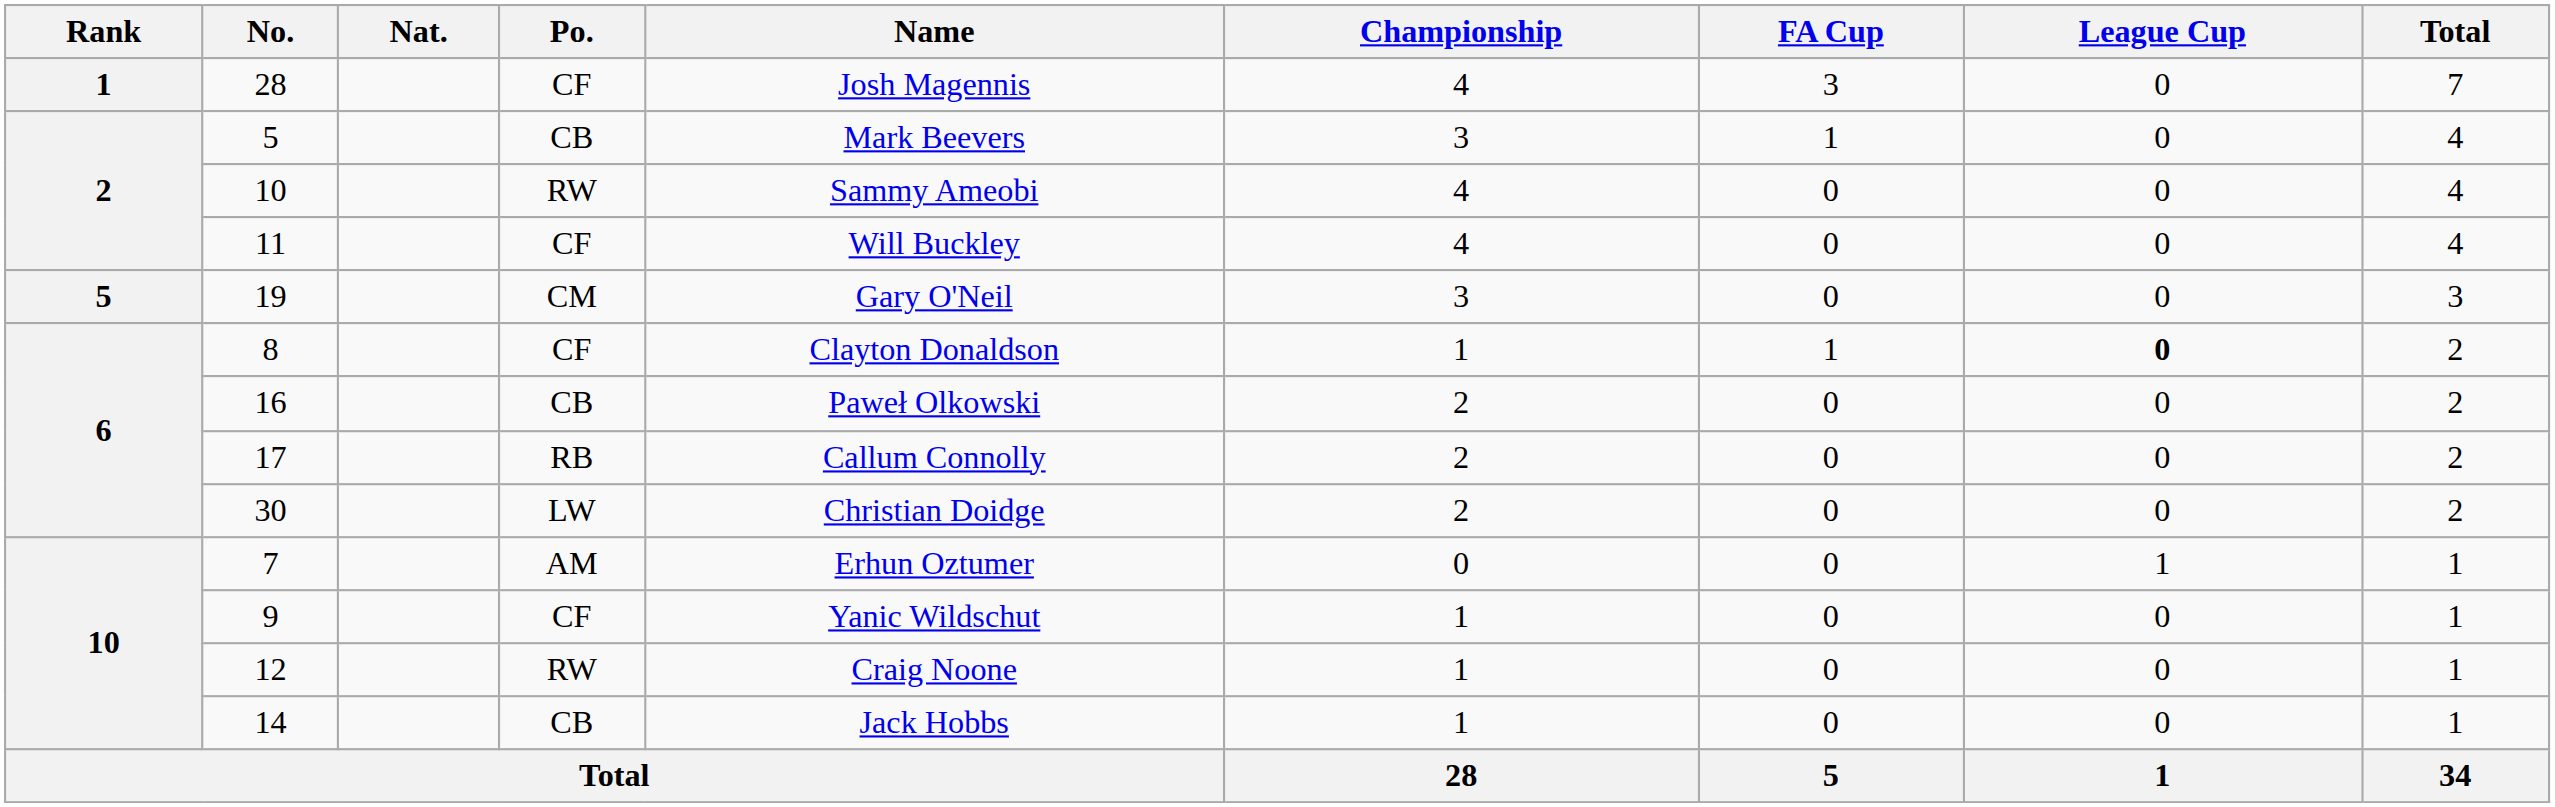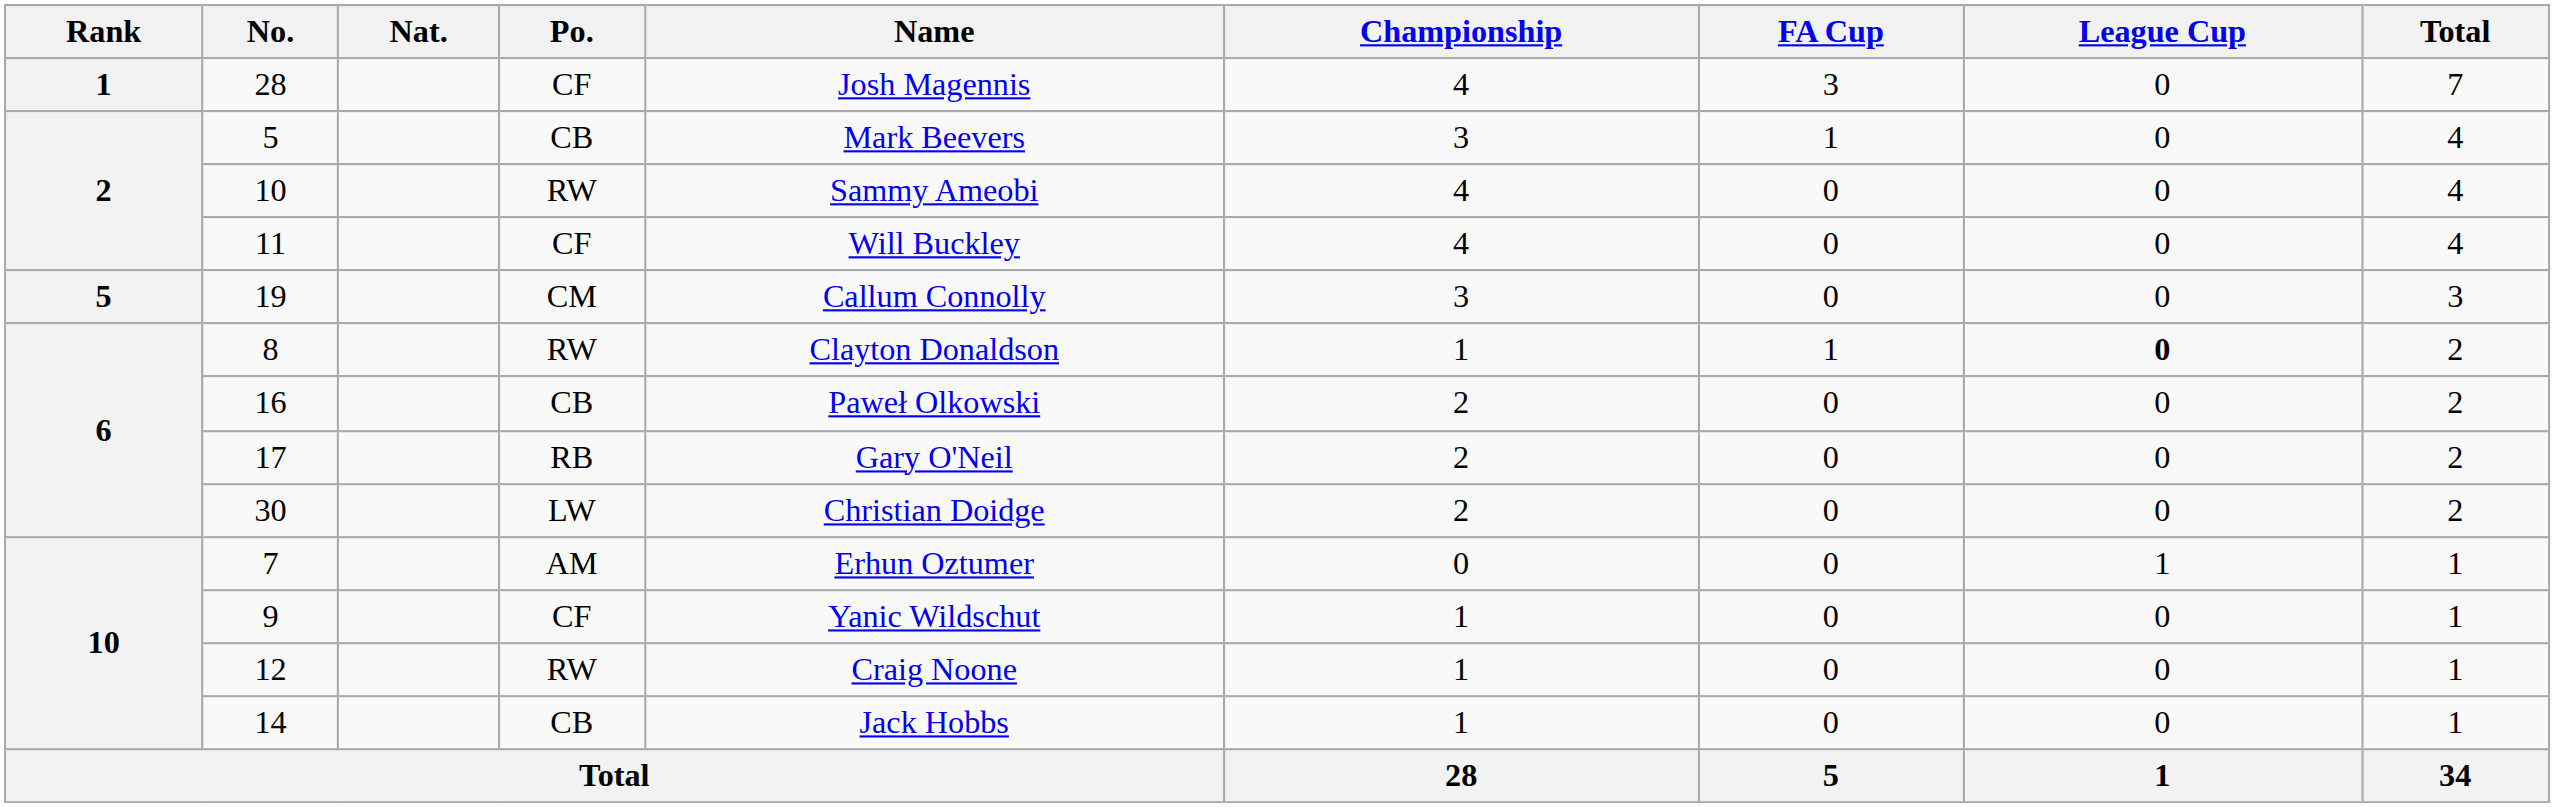(934, 296) Gary O'Neil -> (934, 296) Callum Connolly
(572, 350) CF -> (572, 350) RW
(934, 456) Callum Connolly -> (934, 456) Gary O'Neil
